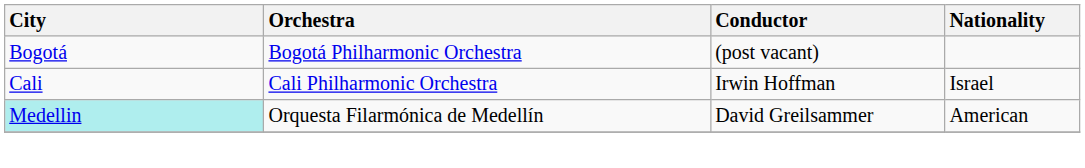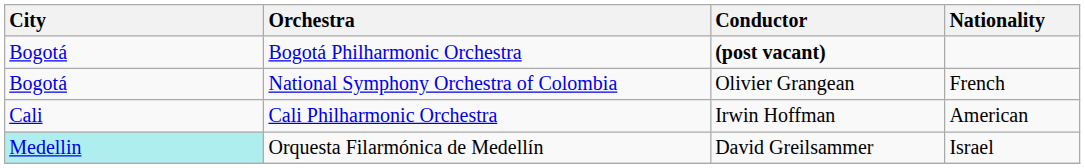(767, 52) normal -> (770, 52) bold
+ row: (443, 83)
(972, 83) Israel -> (989, 115) American
(989, 115) American -> (972, 147) Israel
